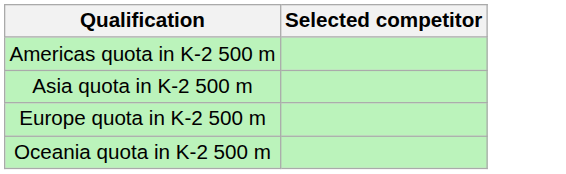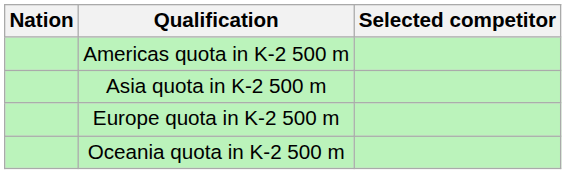+ column: (42, 20)
